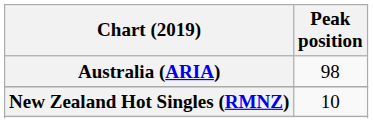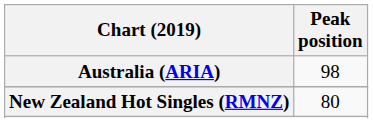(330, 101) 10 -> (330, 101) 80
